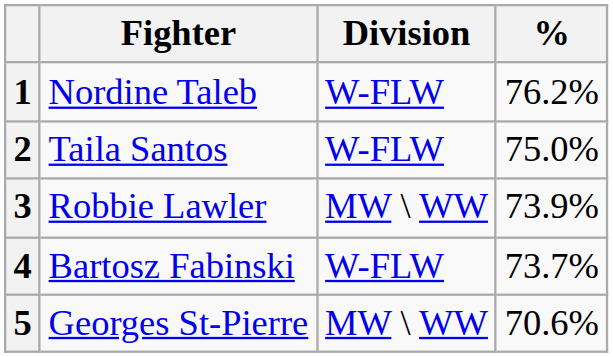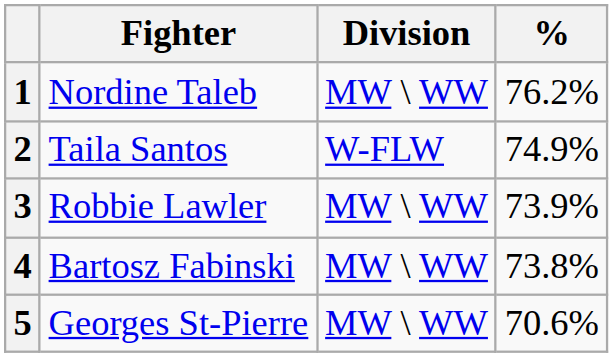(385, 91) W-FLW -> (407, 91) MW \ WW
(552, 149) 75.0% -> (552, 149) 74.9%
(385, 264) W-FLW -> (407, 264) MW \ WW
(552, 264) 73.7% -> (552, 264) 73.8%
